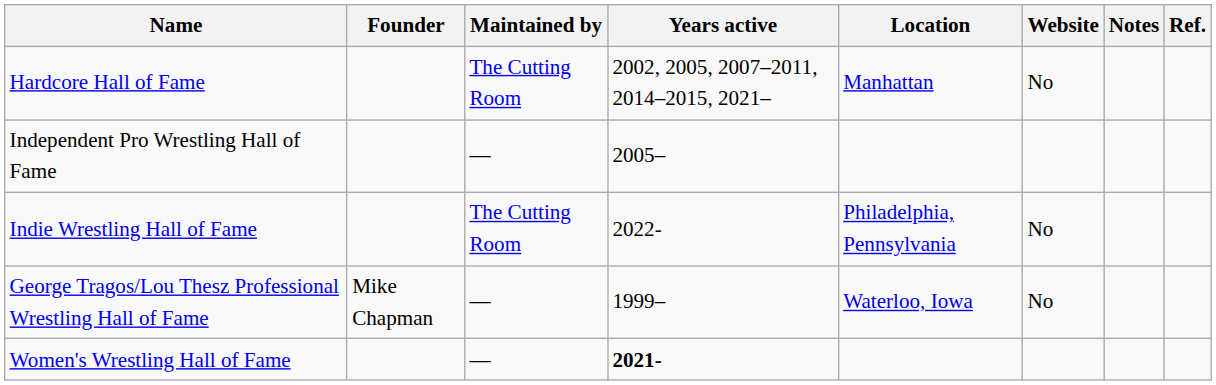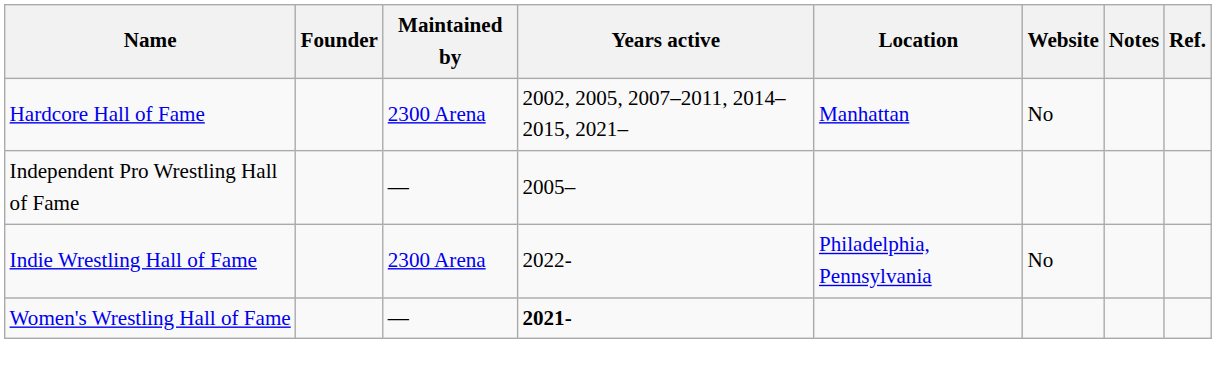(520, 82) The Cutting Room -> (437, 113) 2300 Arena
(520, 228) The Cutting Room -> (437, 260) 2300 Arena
- row: (174, 301)
